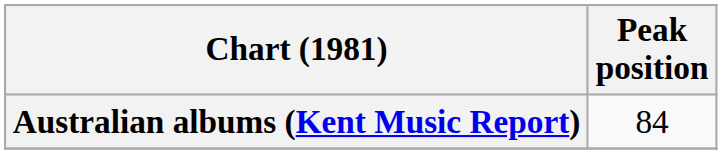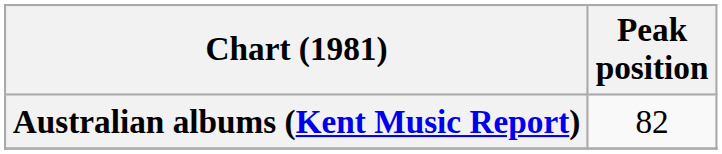(652, 121) 84 -> (652, 121) 82
